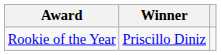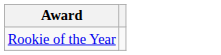- column: (164, 15)
